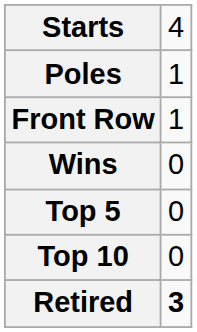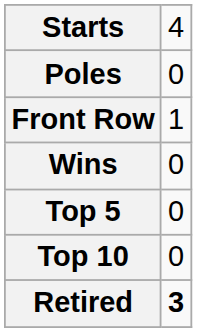(176, 73) 1 -> (176, 73) 0
